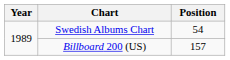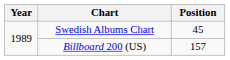(198, 30) 54 -> (198, 30) 45
